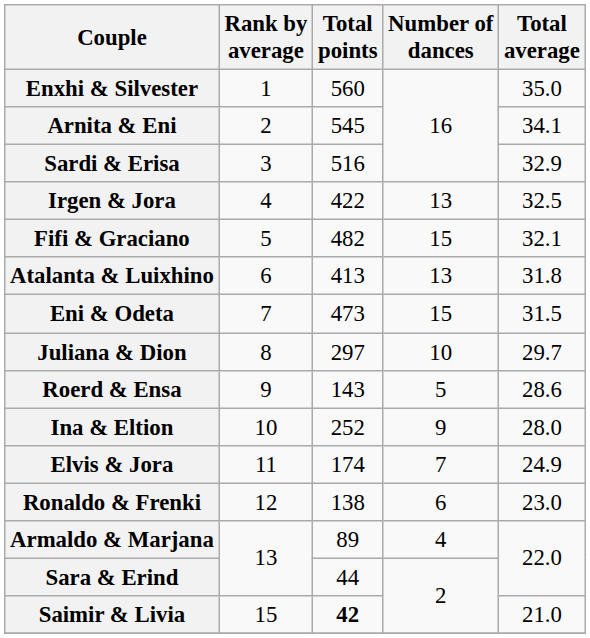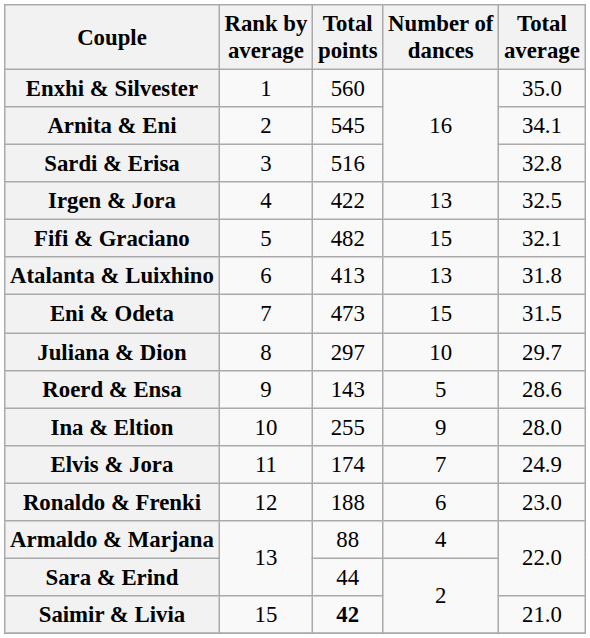(542, 163) 32.9 -> (542, 163) 32.8
(348, 426) 252 -> (348, 426) 255
(348, 501) 138 -> (348, 501) 188
(348, 539) 89 -> (348, 539) 88
